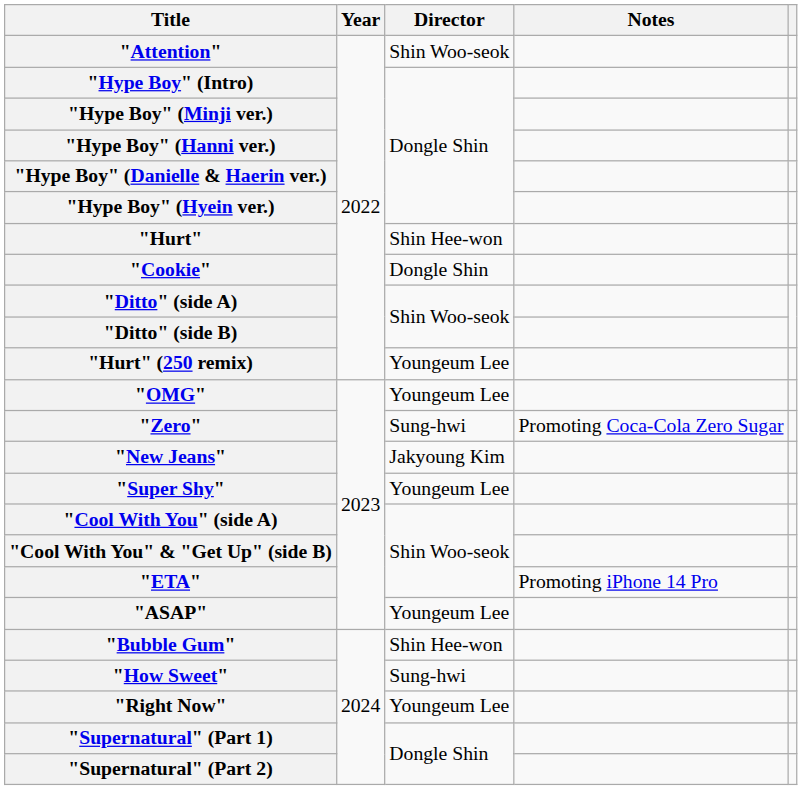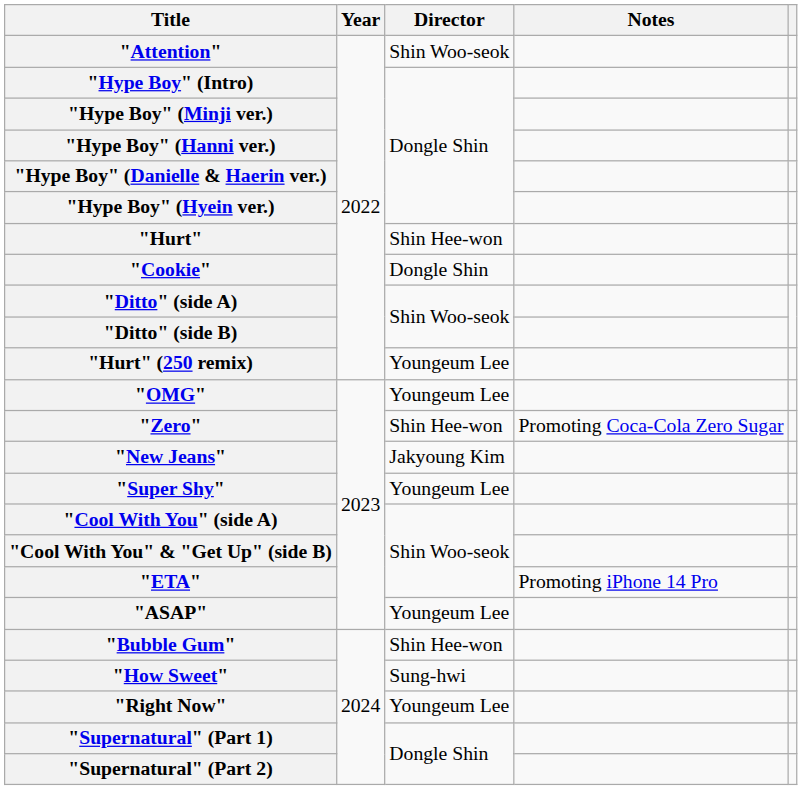(428, 425) Sung-hwi -> (446, 425) Shin Hee-won
